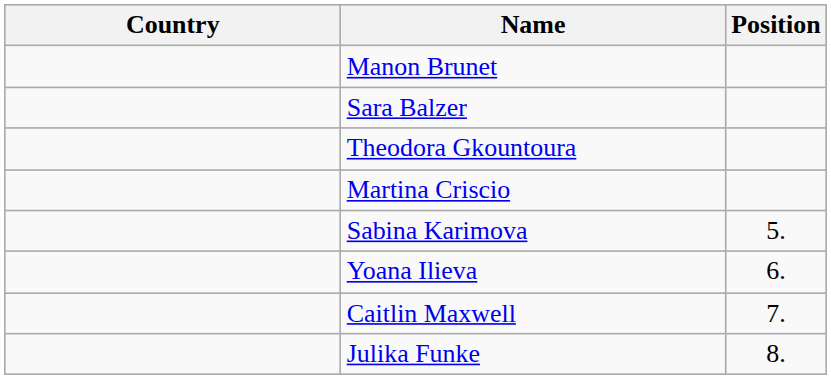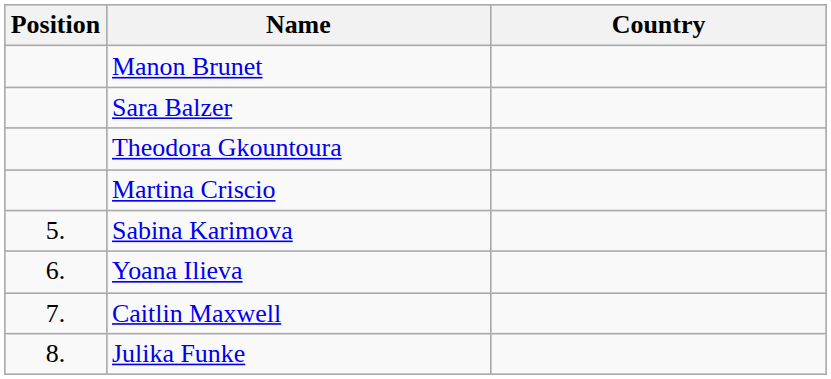columns swapped: (776, 25) <-> (173, 25)
